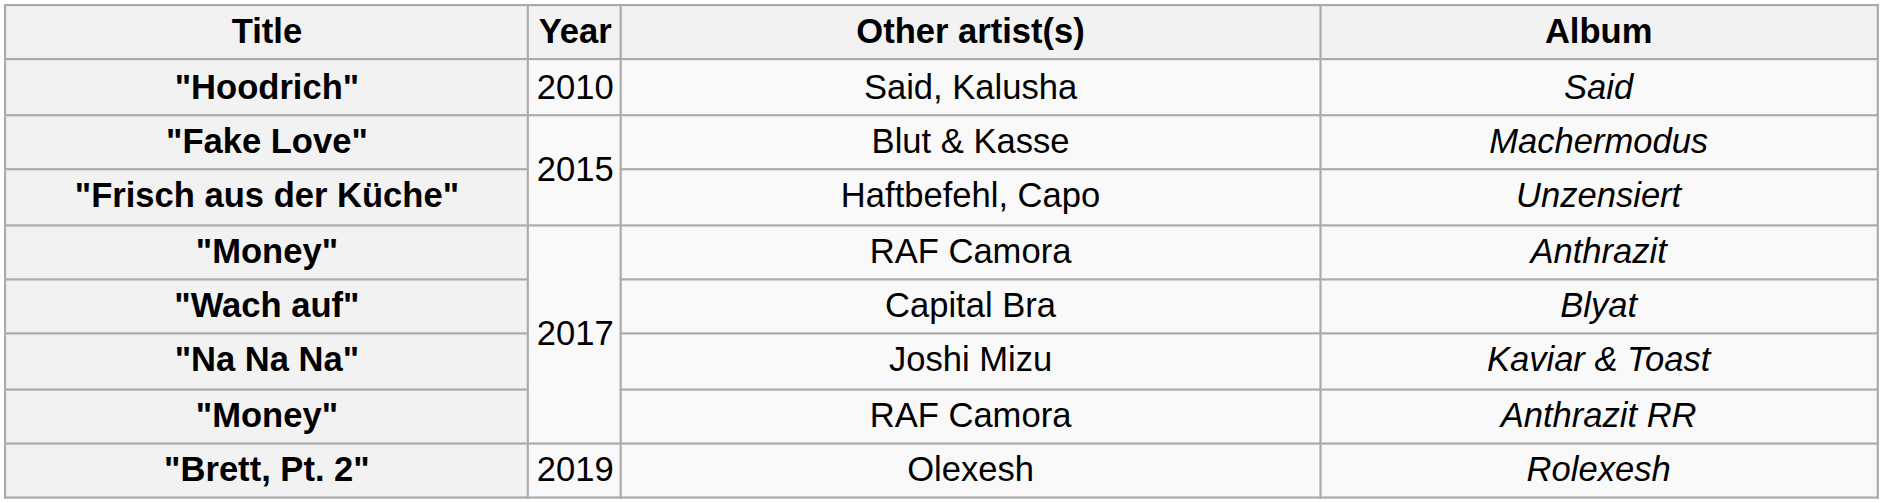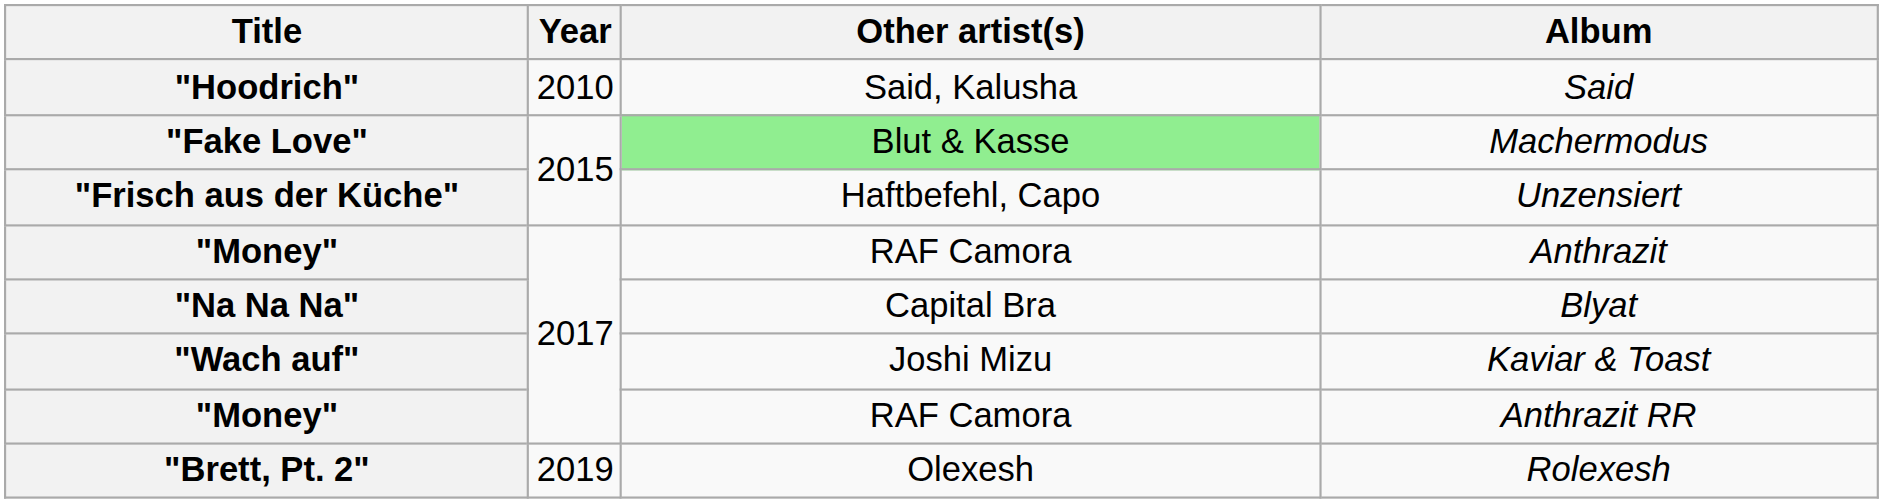(971, 141) no background -> (971, 141) lightgreen background
(267, 305) "Wach auf" -> (267, 305) "Na Na Na"
(267, 360) "Na Na Na" -> (267, 360) "Wach auf"
